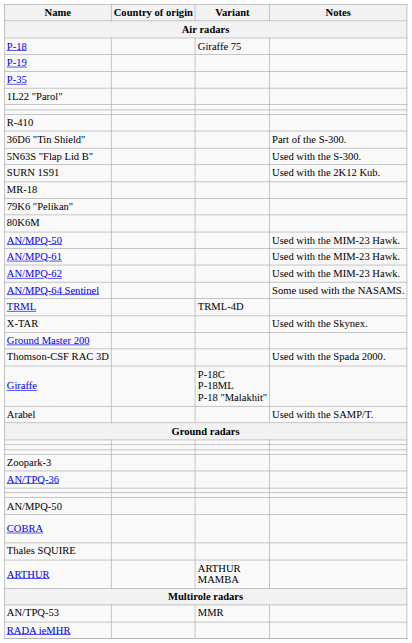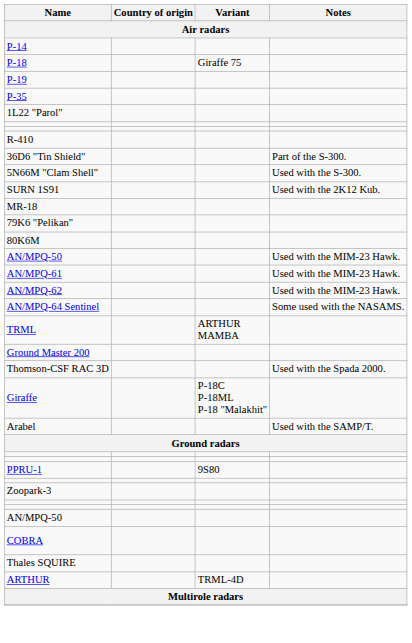+ row: (17, 46)
+ row: (52, 173)
- row: (50, 156)
(221, 307) TRML-4D -> (219, 330) ARTHUR MAMBA
- row: (22, 324)
+ row: (24, 469)
- row: (33, 479)
(219, 574) ARTHUR MAMBA -> (221, 580) TRML-4D
- row: (33, 613)
- row: (39, 630)
